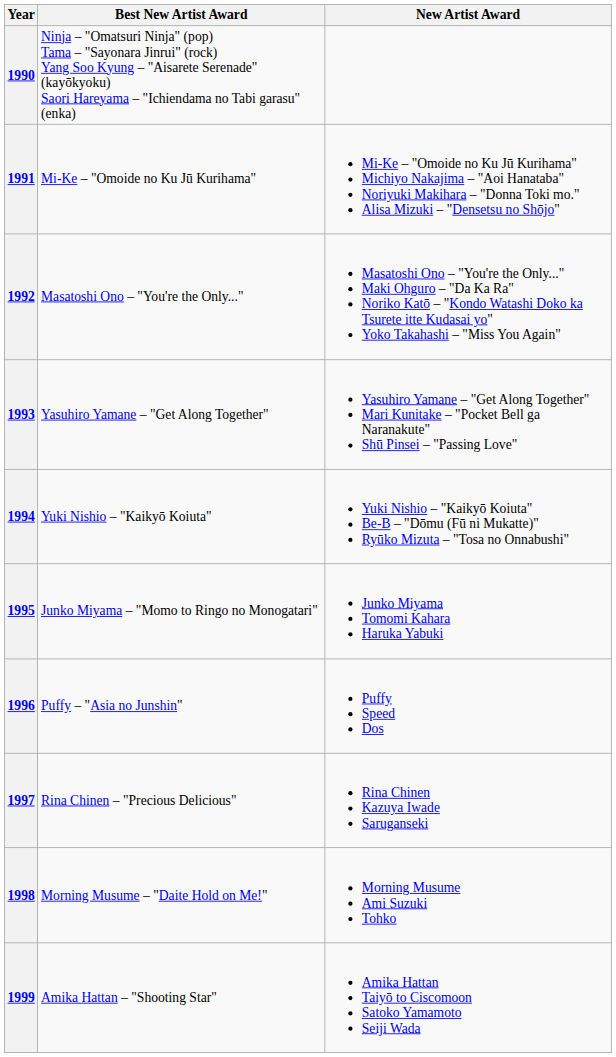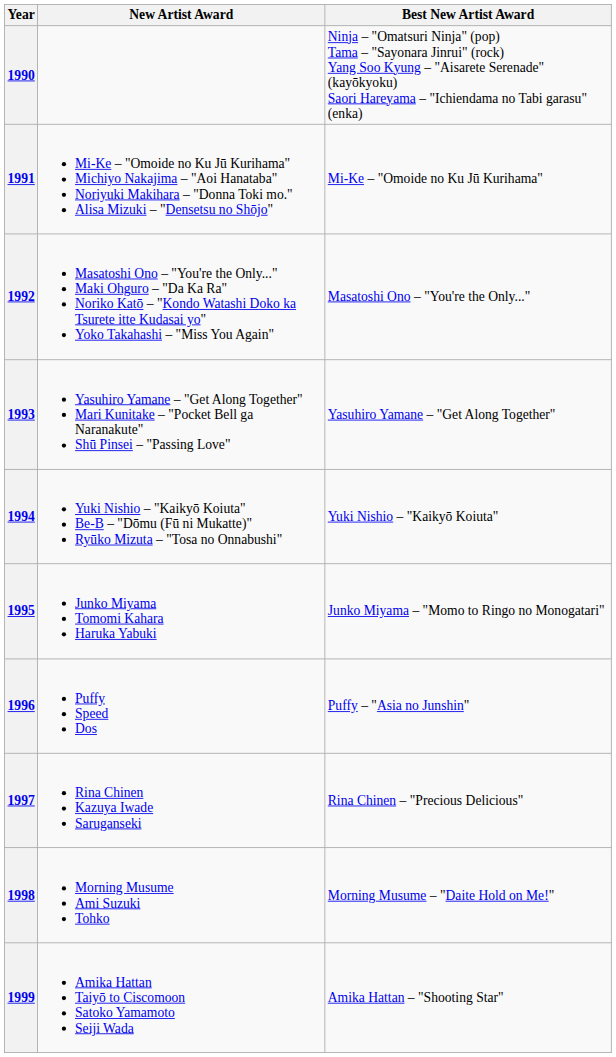columns swapped: (181, 15) <-> (468, 15)
